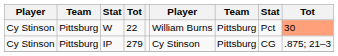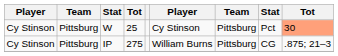(132, 28) 22 -> (132, 28) 25
(182, 28) William Burns -> (176, 28) Cy Stinson
(134, 43) 279 -> (134, 43) 275
(176, 43) Cy Stinson -> (182, 43) William Burns
